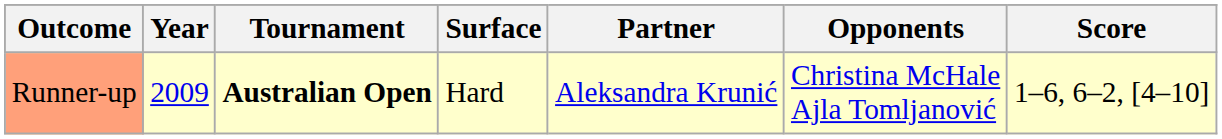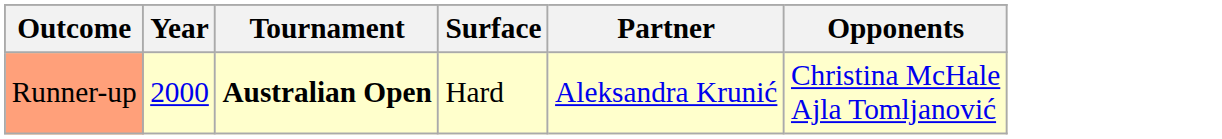- column: (1112, 27)
(180, 92) 2009 -> (180, 92) 2000
